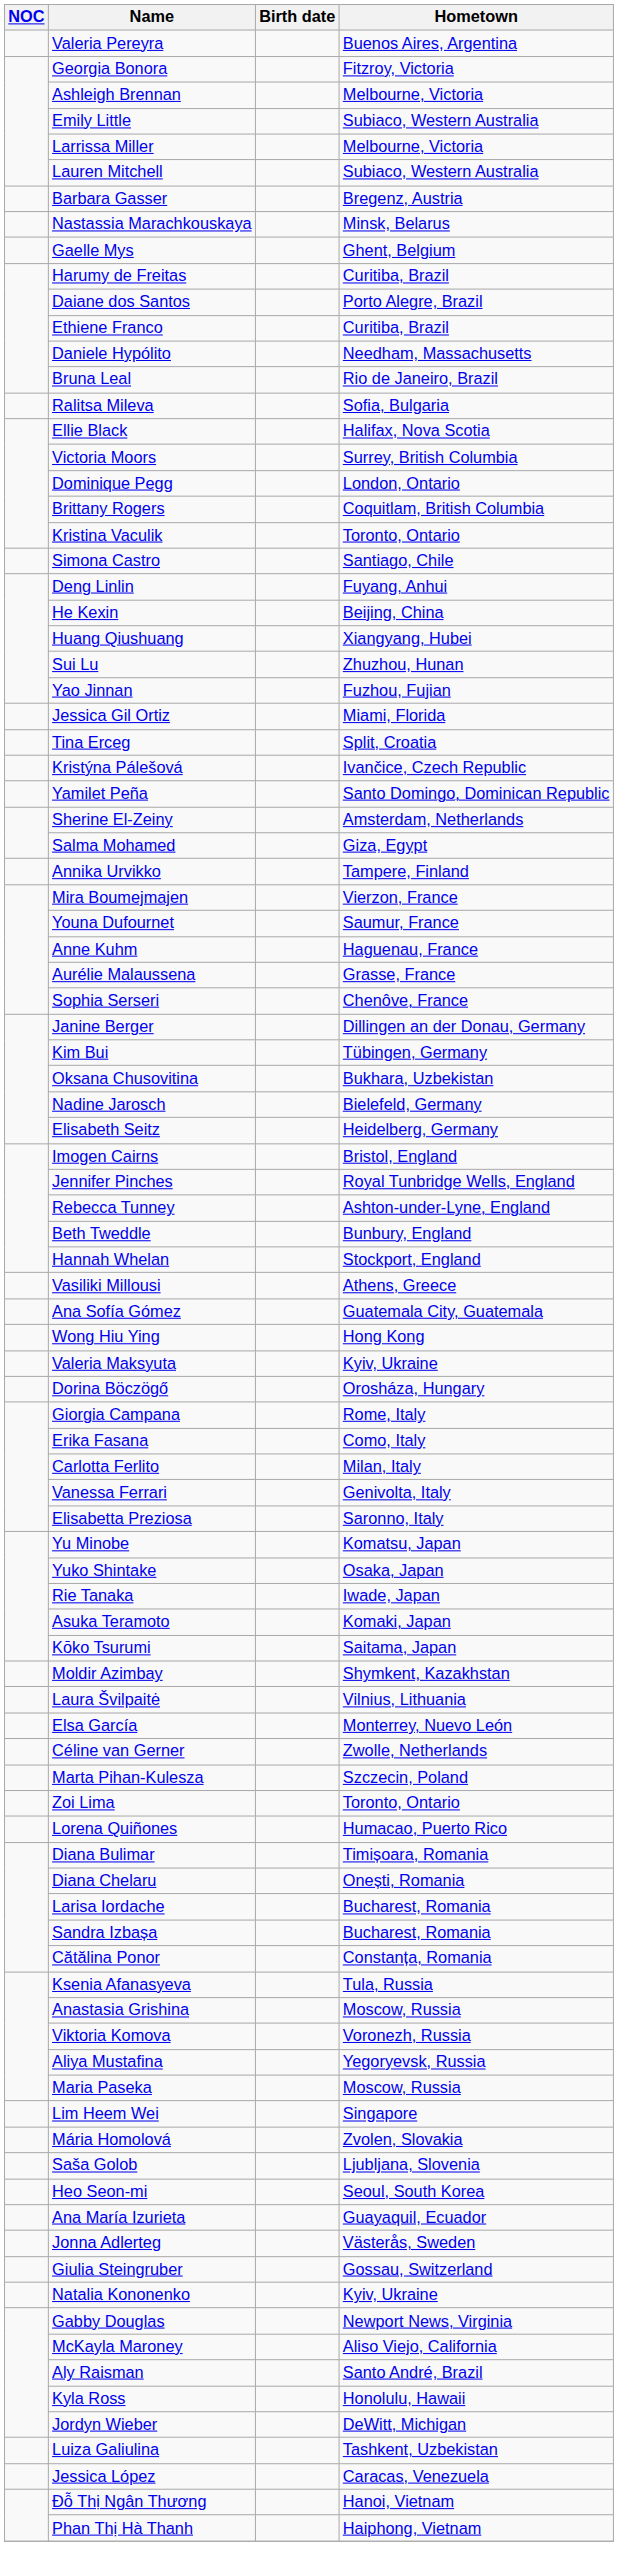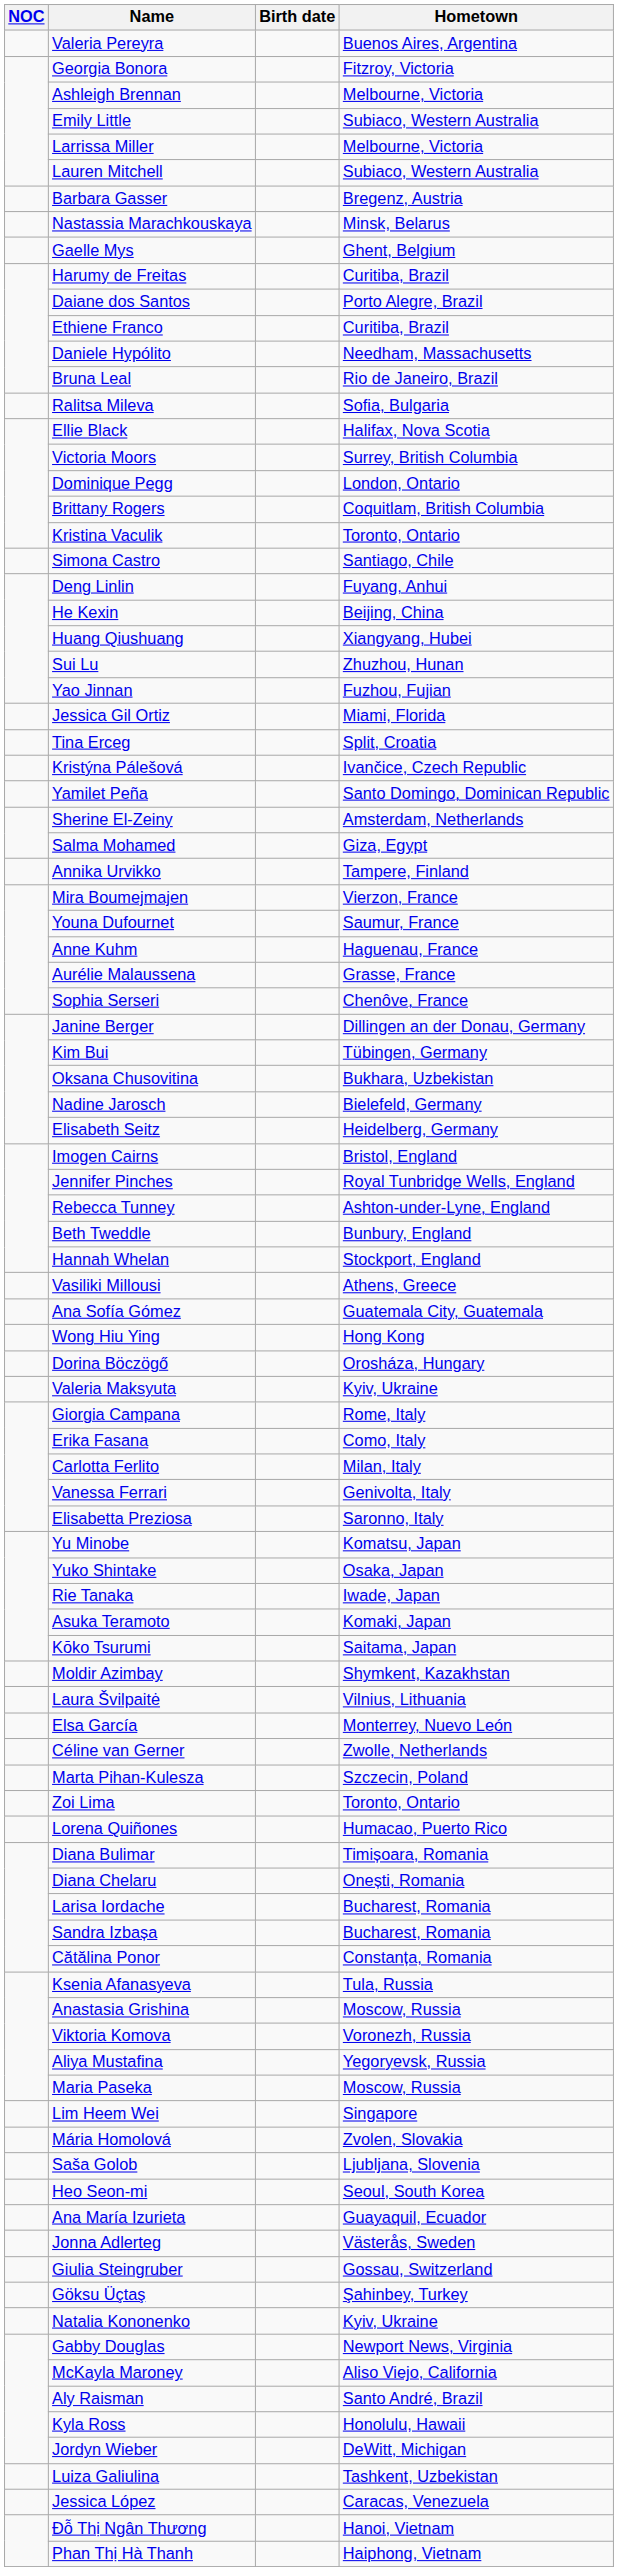rows swapped: (110, 1389) <-> (114, 1363)
+ row: (99, 2295)
